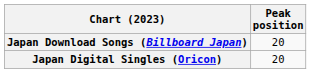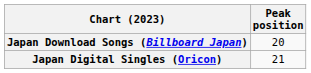(278, 59) 20 -> (278, 59) 21
